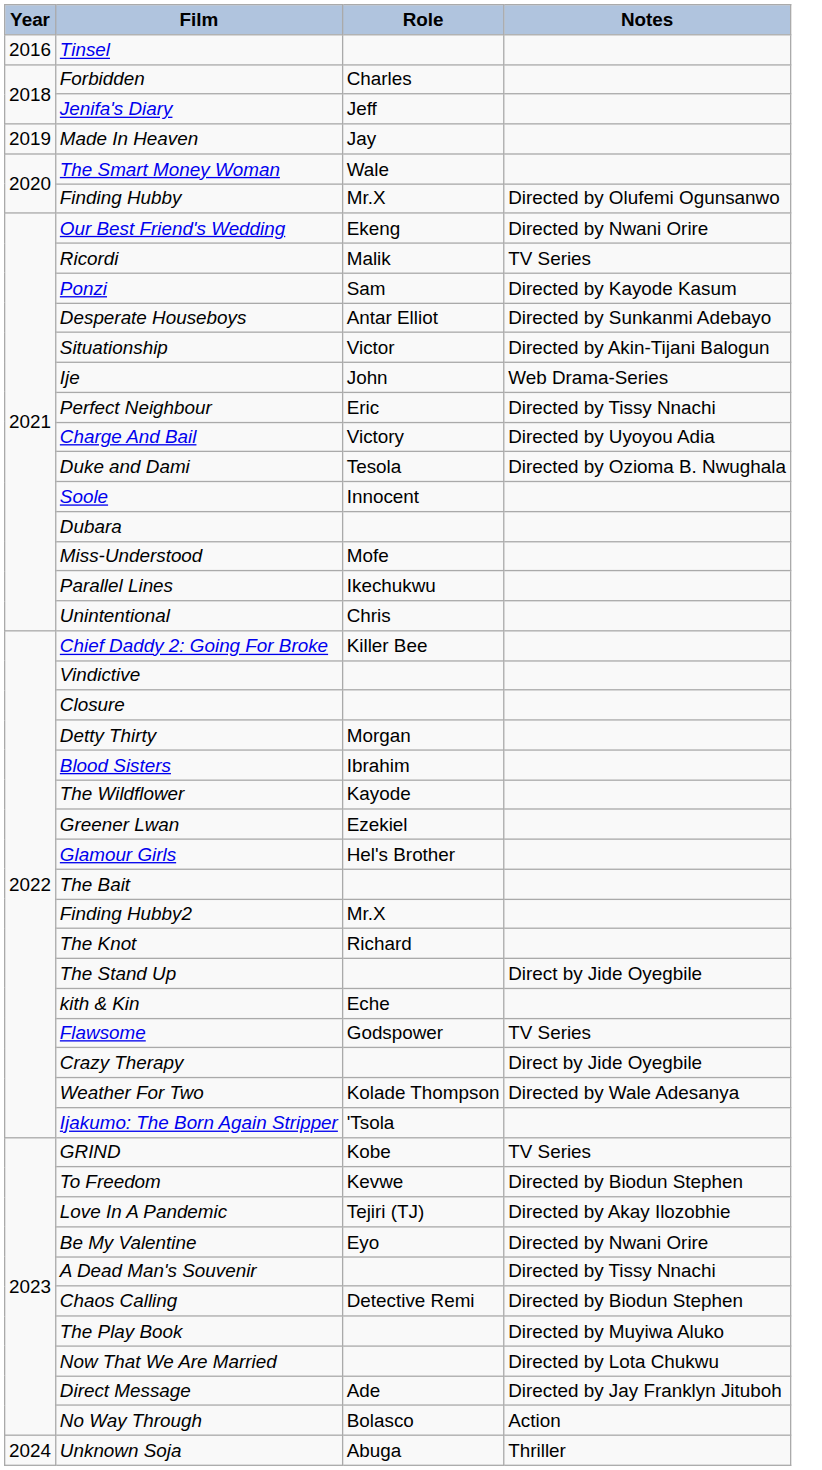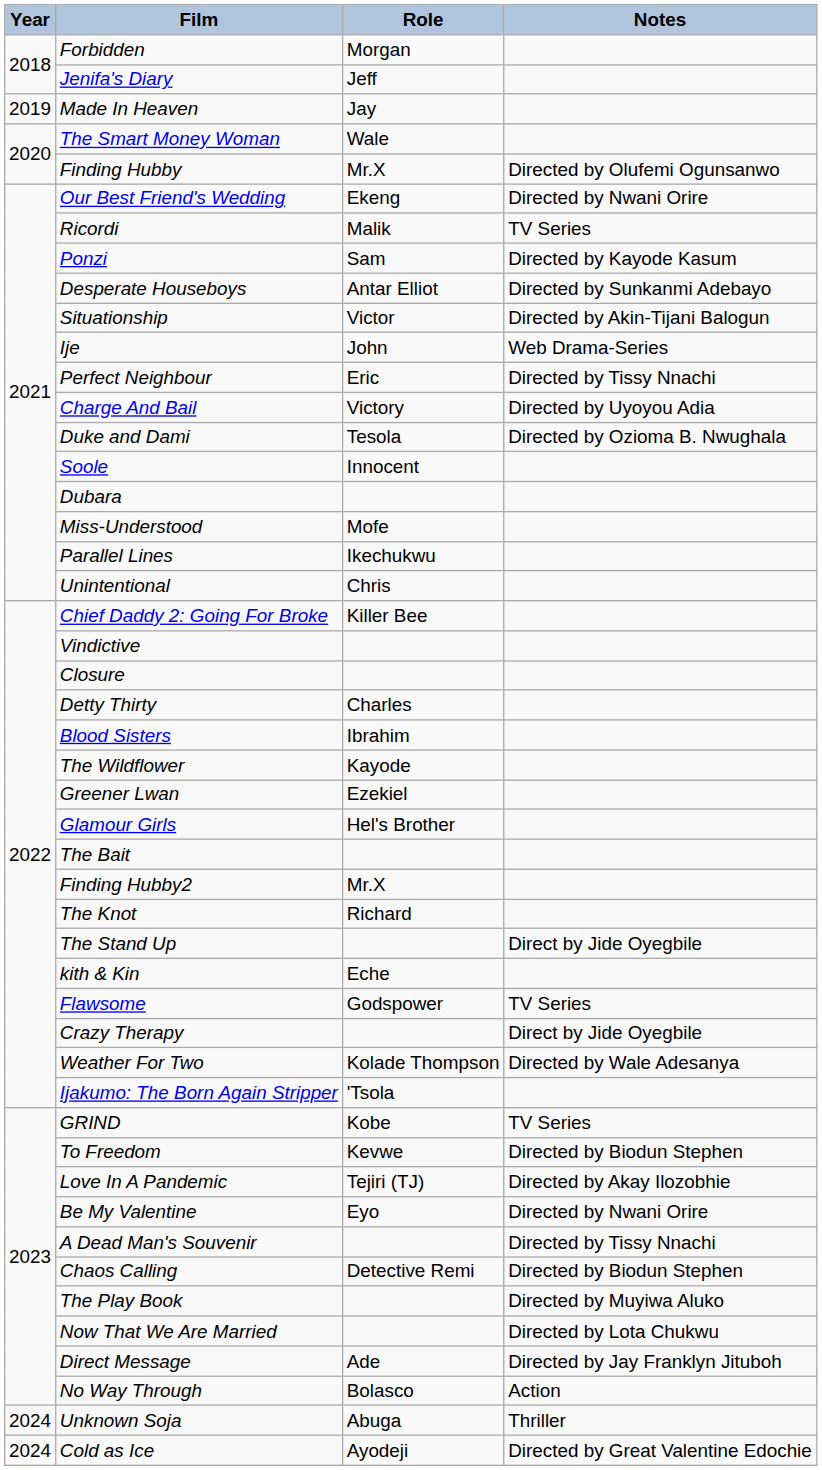- row: (85, 50)
(379, 80) Charles -> (379, 50) Morgan
(379, 735) Morgan -> (379, 705) Charles
+ row: (107, 1450)
